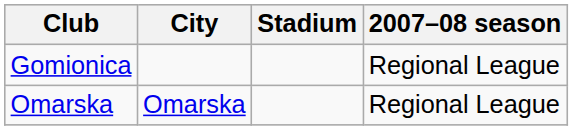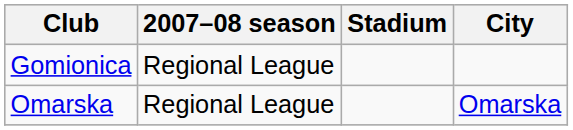columns swapped: (194, 24) <-> (465, 24)
